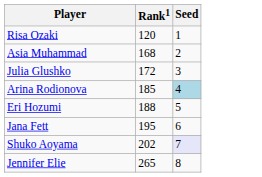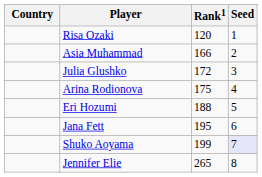+ column: (32, 15)
(147, 53) 168 -> (203, 53) 166
(147, 89) 185 -> (203, 89) 175
(178, 89) lightblue background -> (234, 89) no background
(147, 144) 202 -> (203, 144) 199
